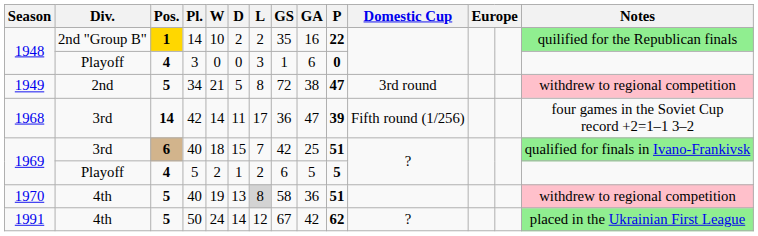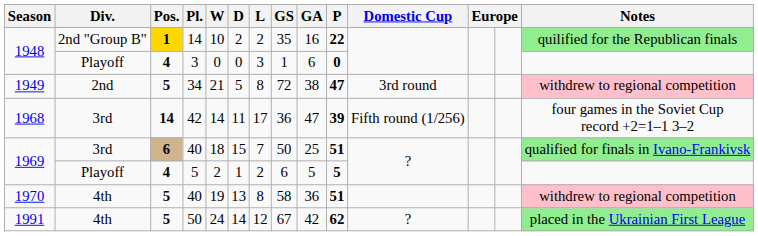(284, 149) 42 -> (284, 149) 50
(260, 196) lightgrey background -> (260, 196) no background
